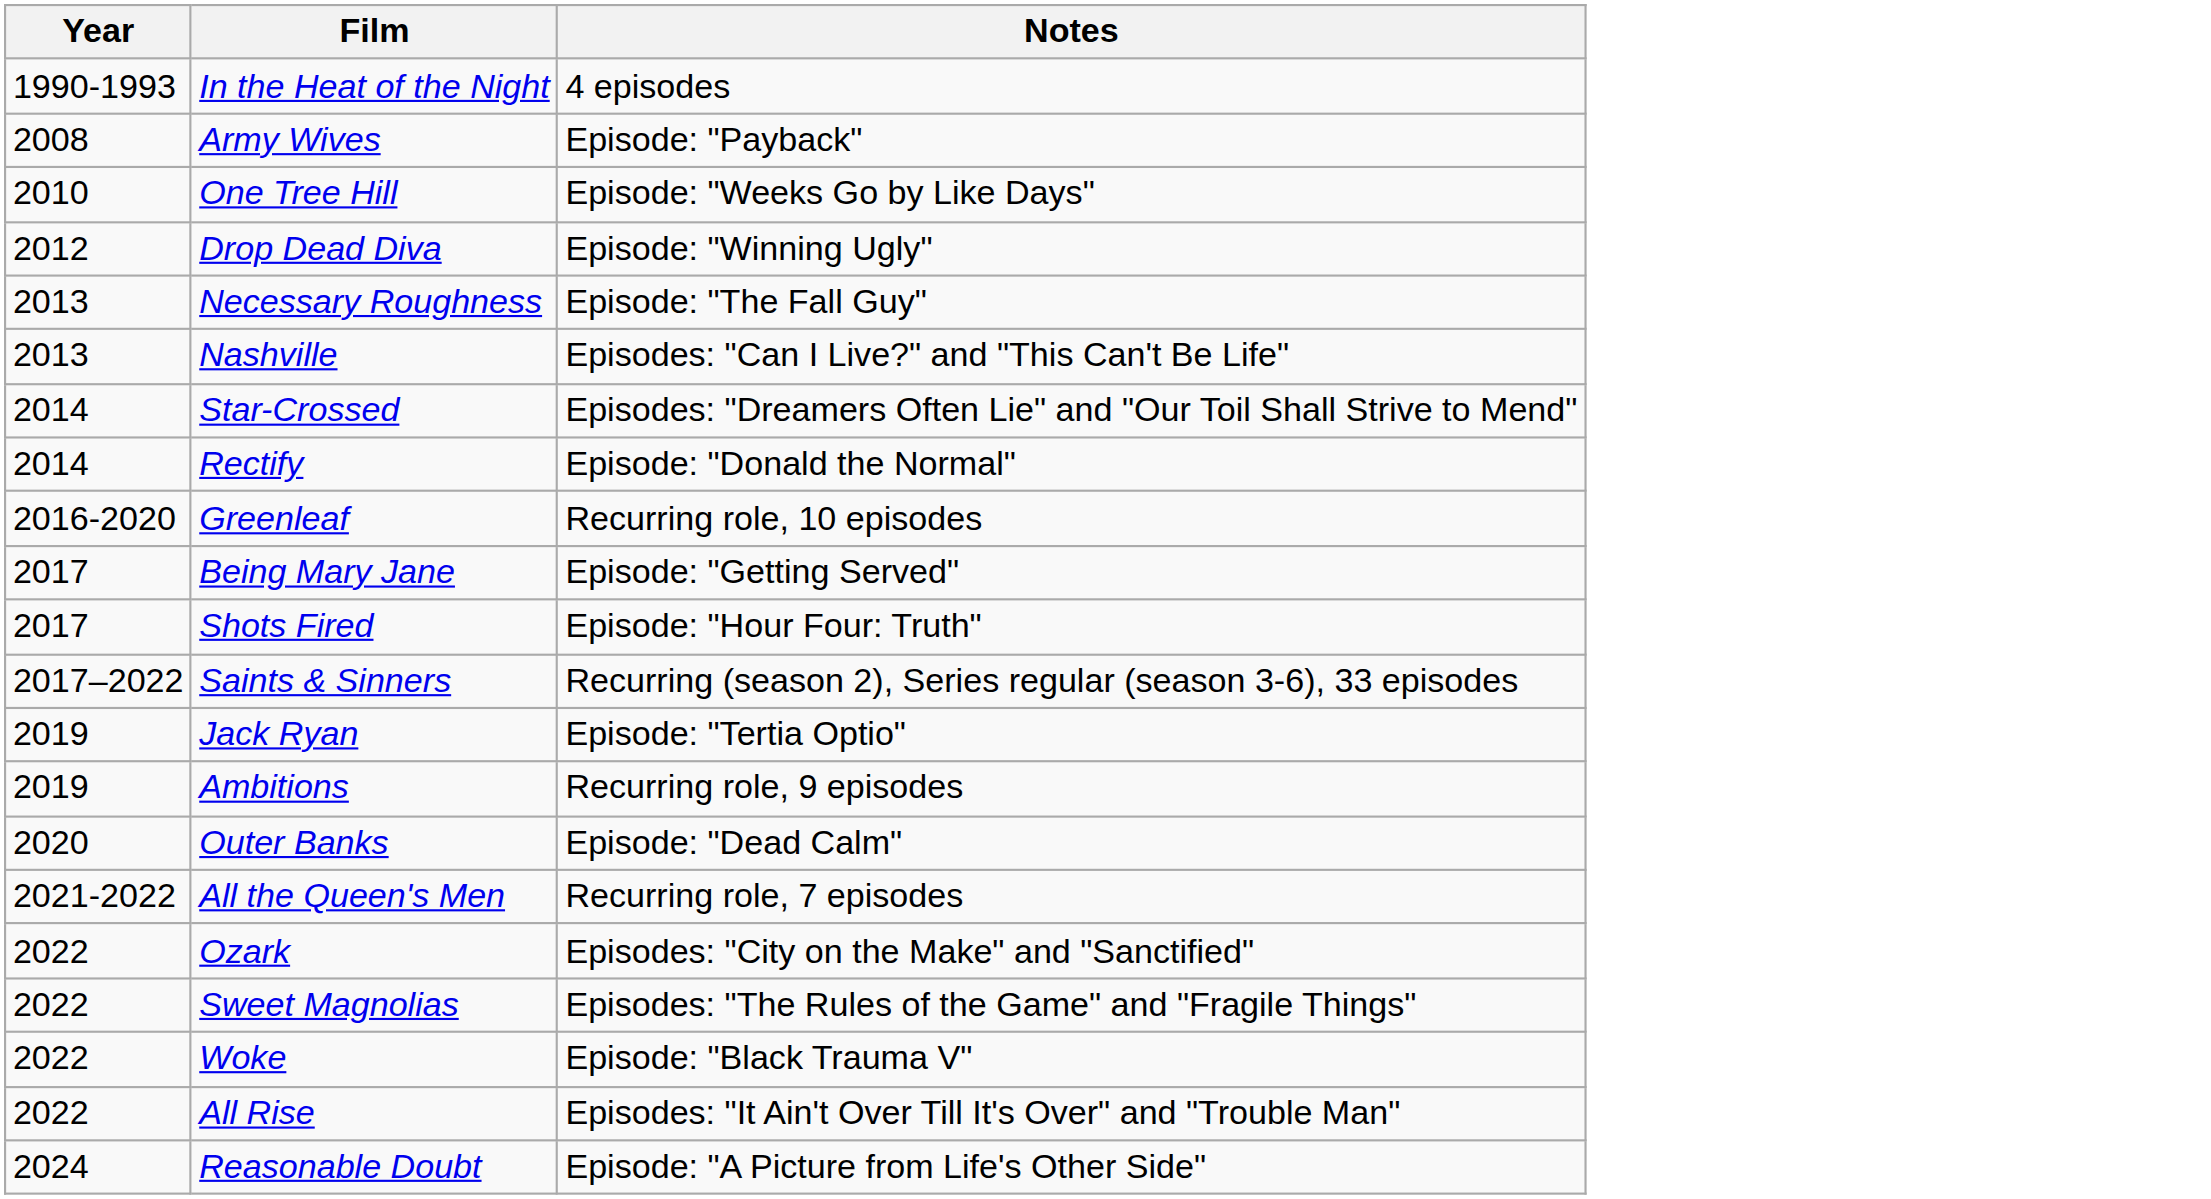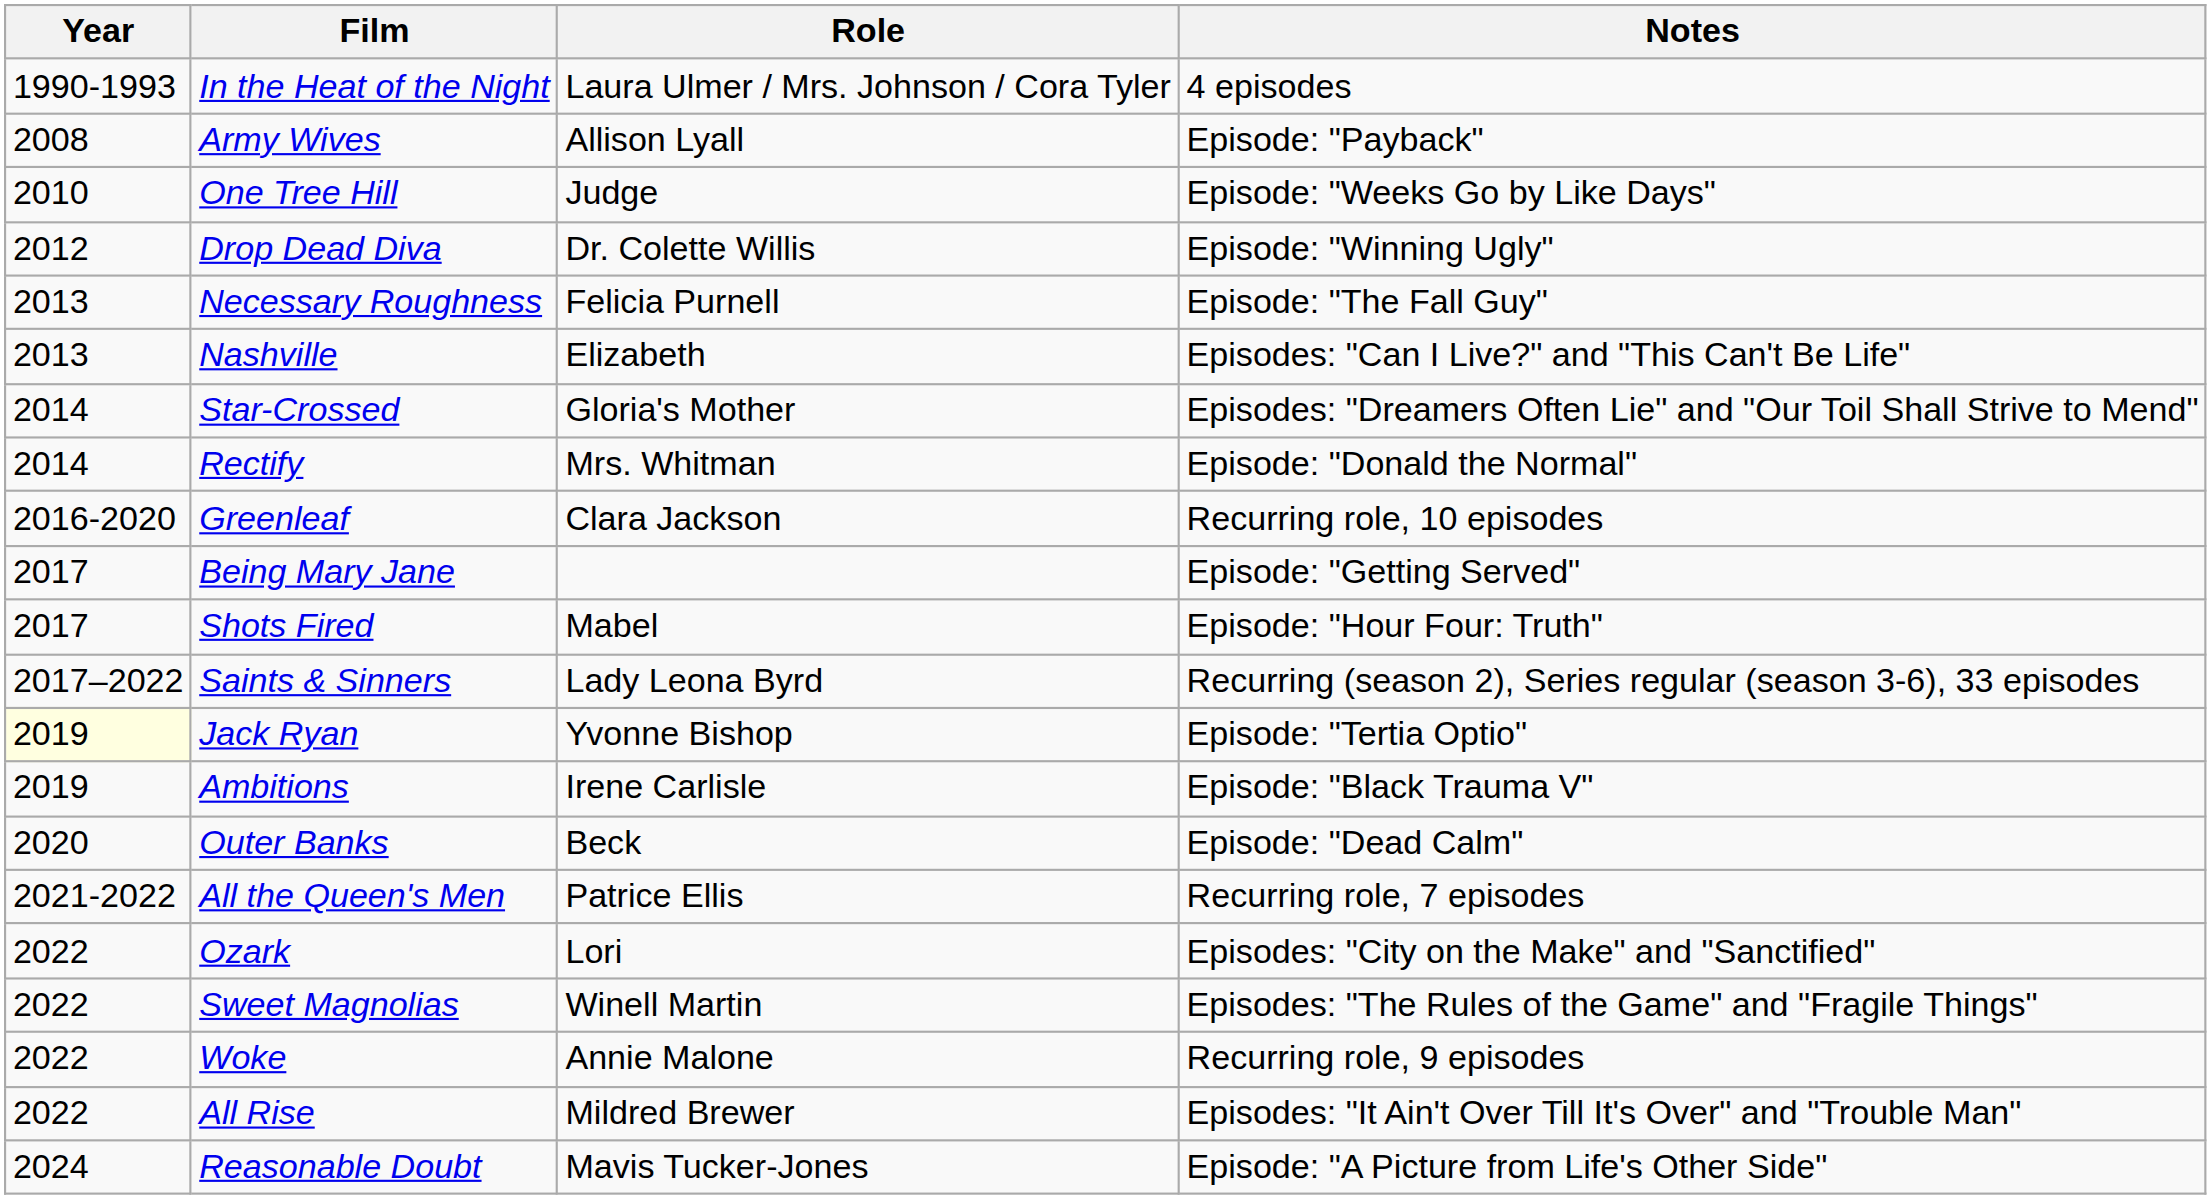+ column: (868, 31)
(51, 734) no background -> (51, 734) lightyellow background
(764, 788) Recurring role, 9 episodes -> (1390, 788) Episode: "Black Trauma V"
(769, 1058) Episode: "Black Trauma V" -> (1385, 1058) Recurring role, 9 episodes
